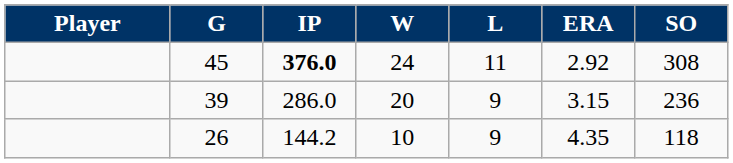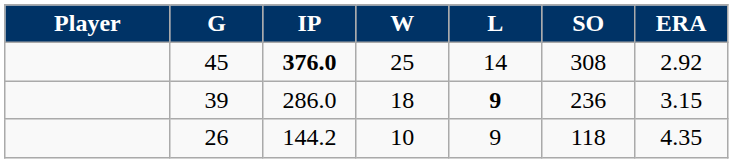columns swapped: (588, 23) <-> (681, 23)
(402, 61) 24 -> (402, 61) 25
(495, 61) 11 -> (495, 61) 14
(402, 99) 20 -> (402, 99) 18
(495, 99) normal -> (495, 99) bold
